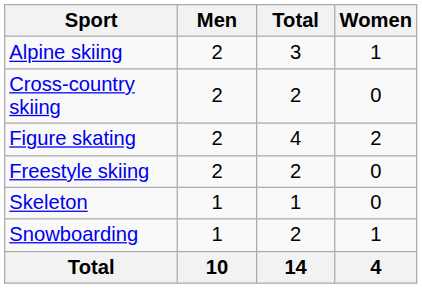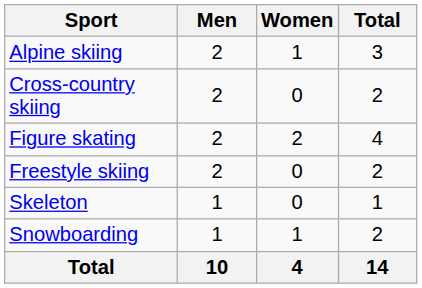columns swapped: (376, 20) <-> (296, 20)
